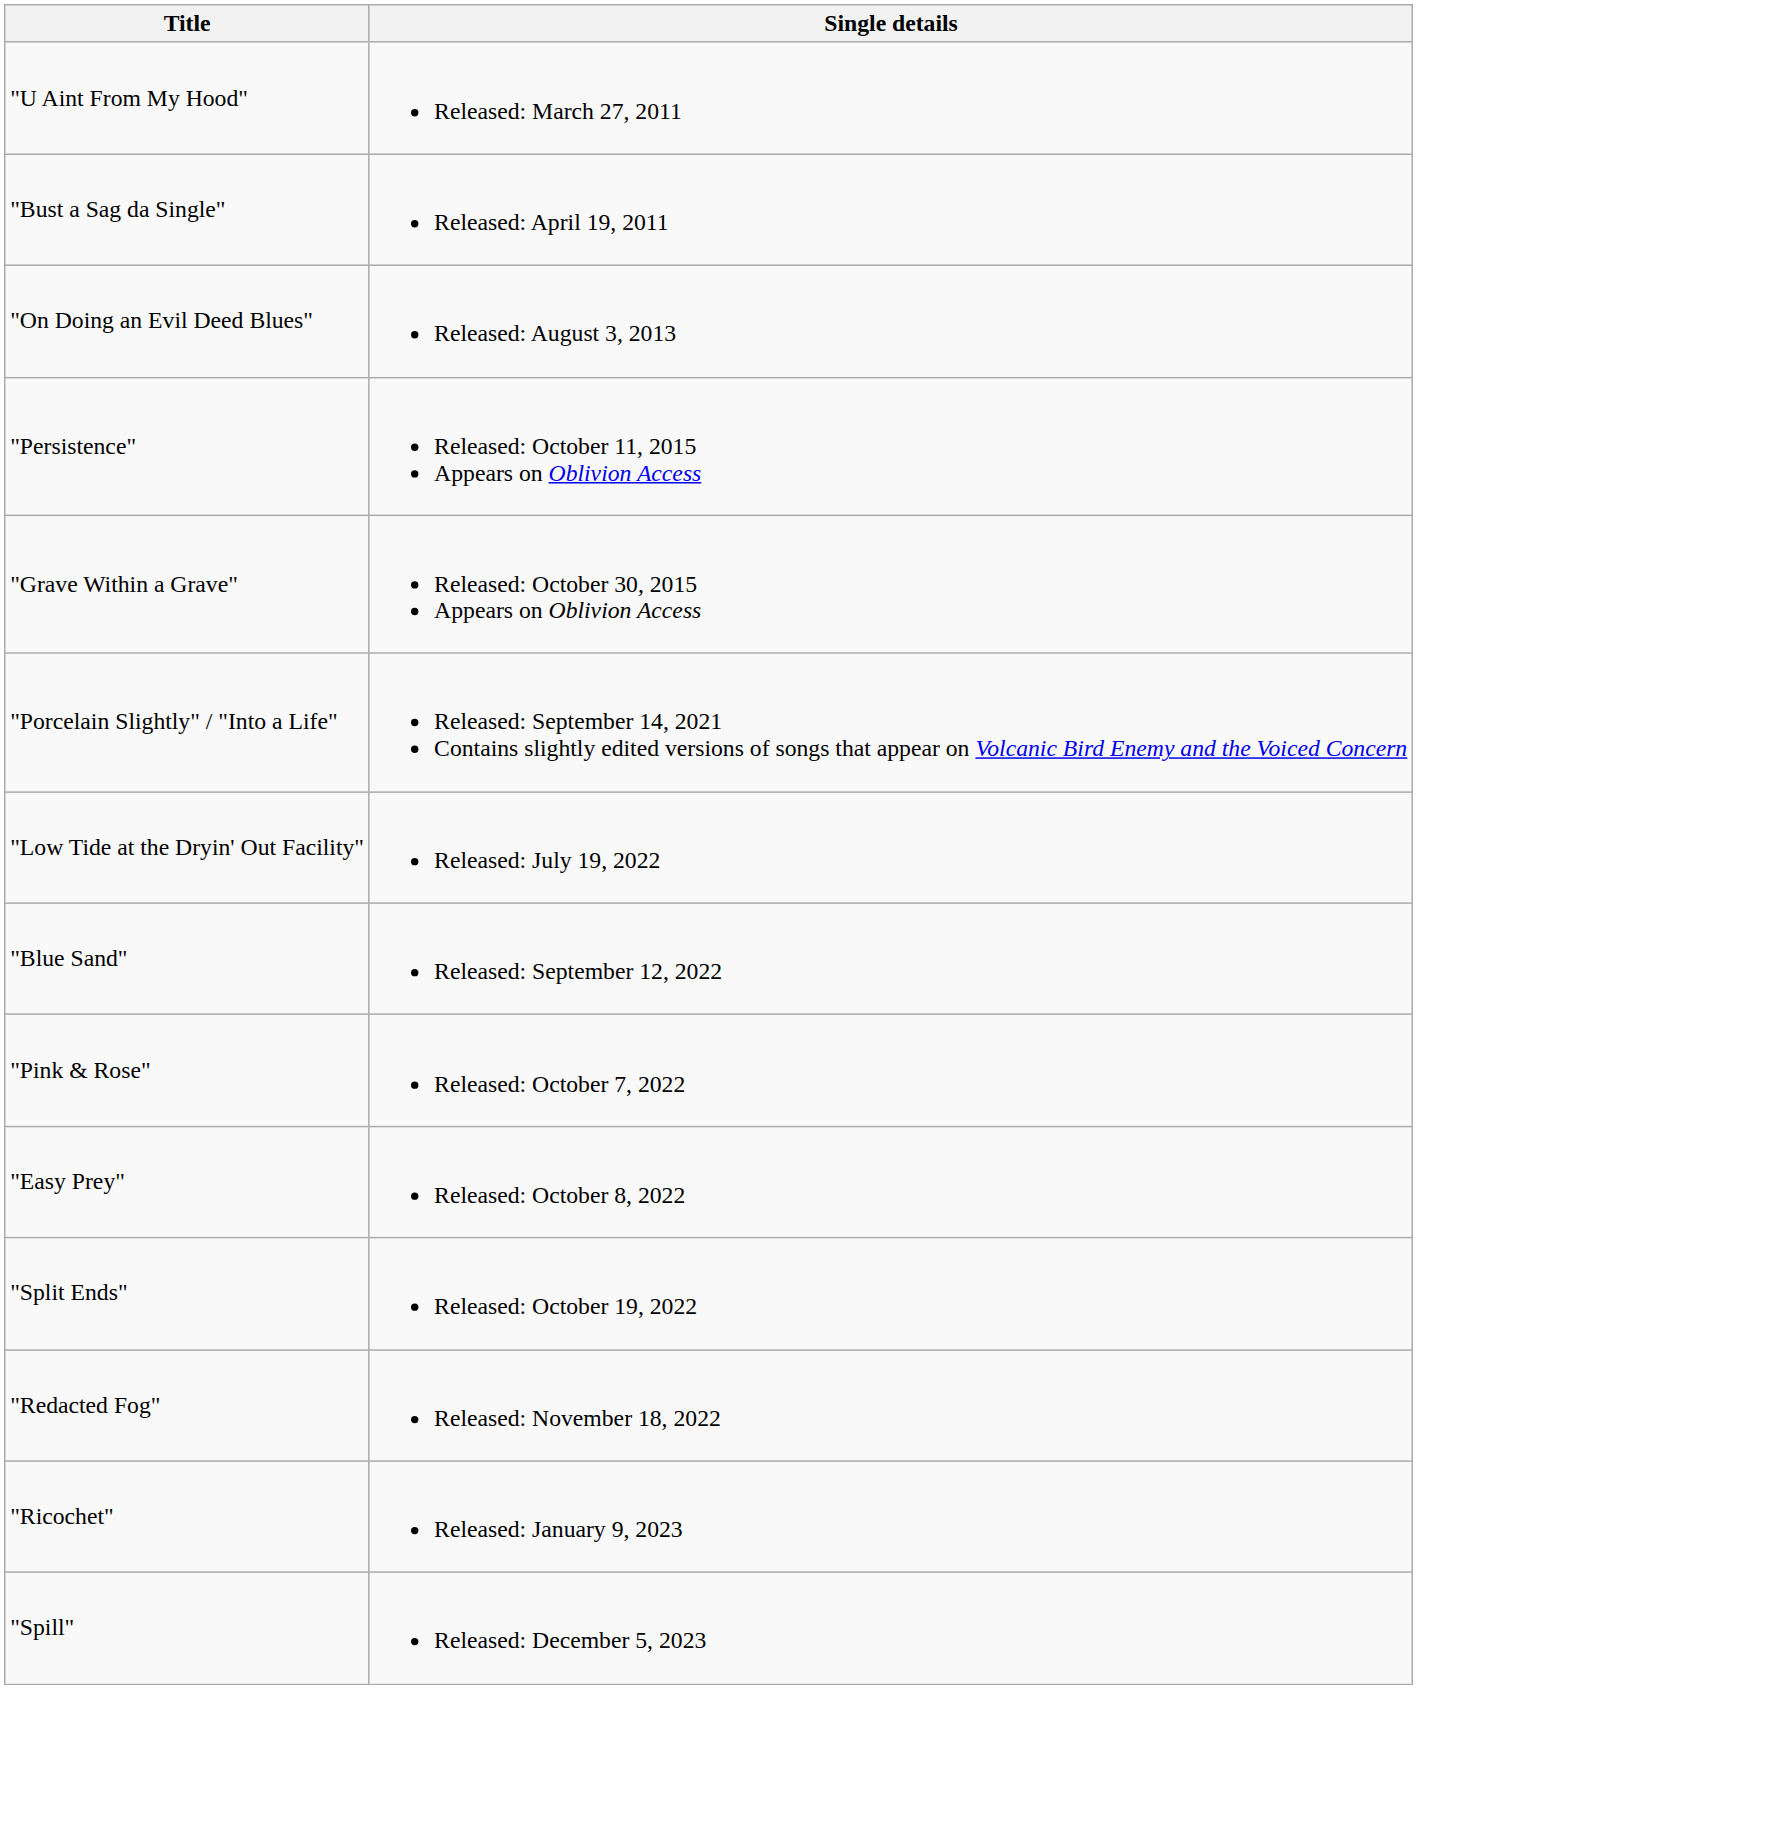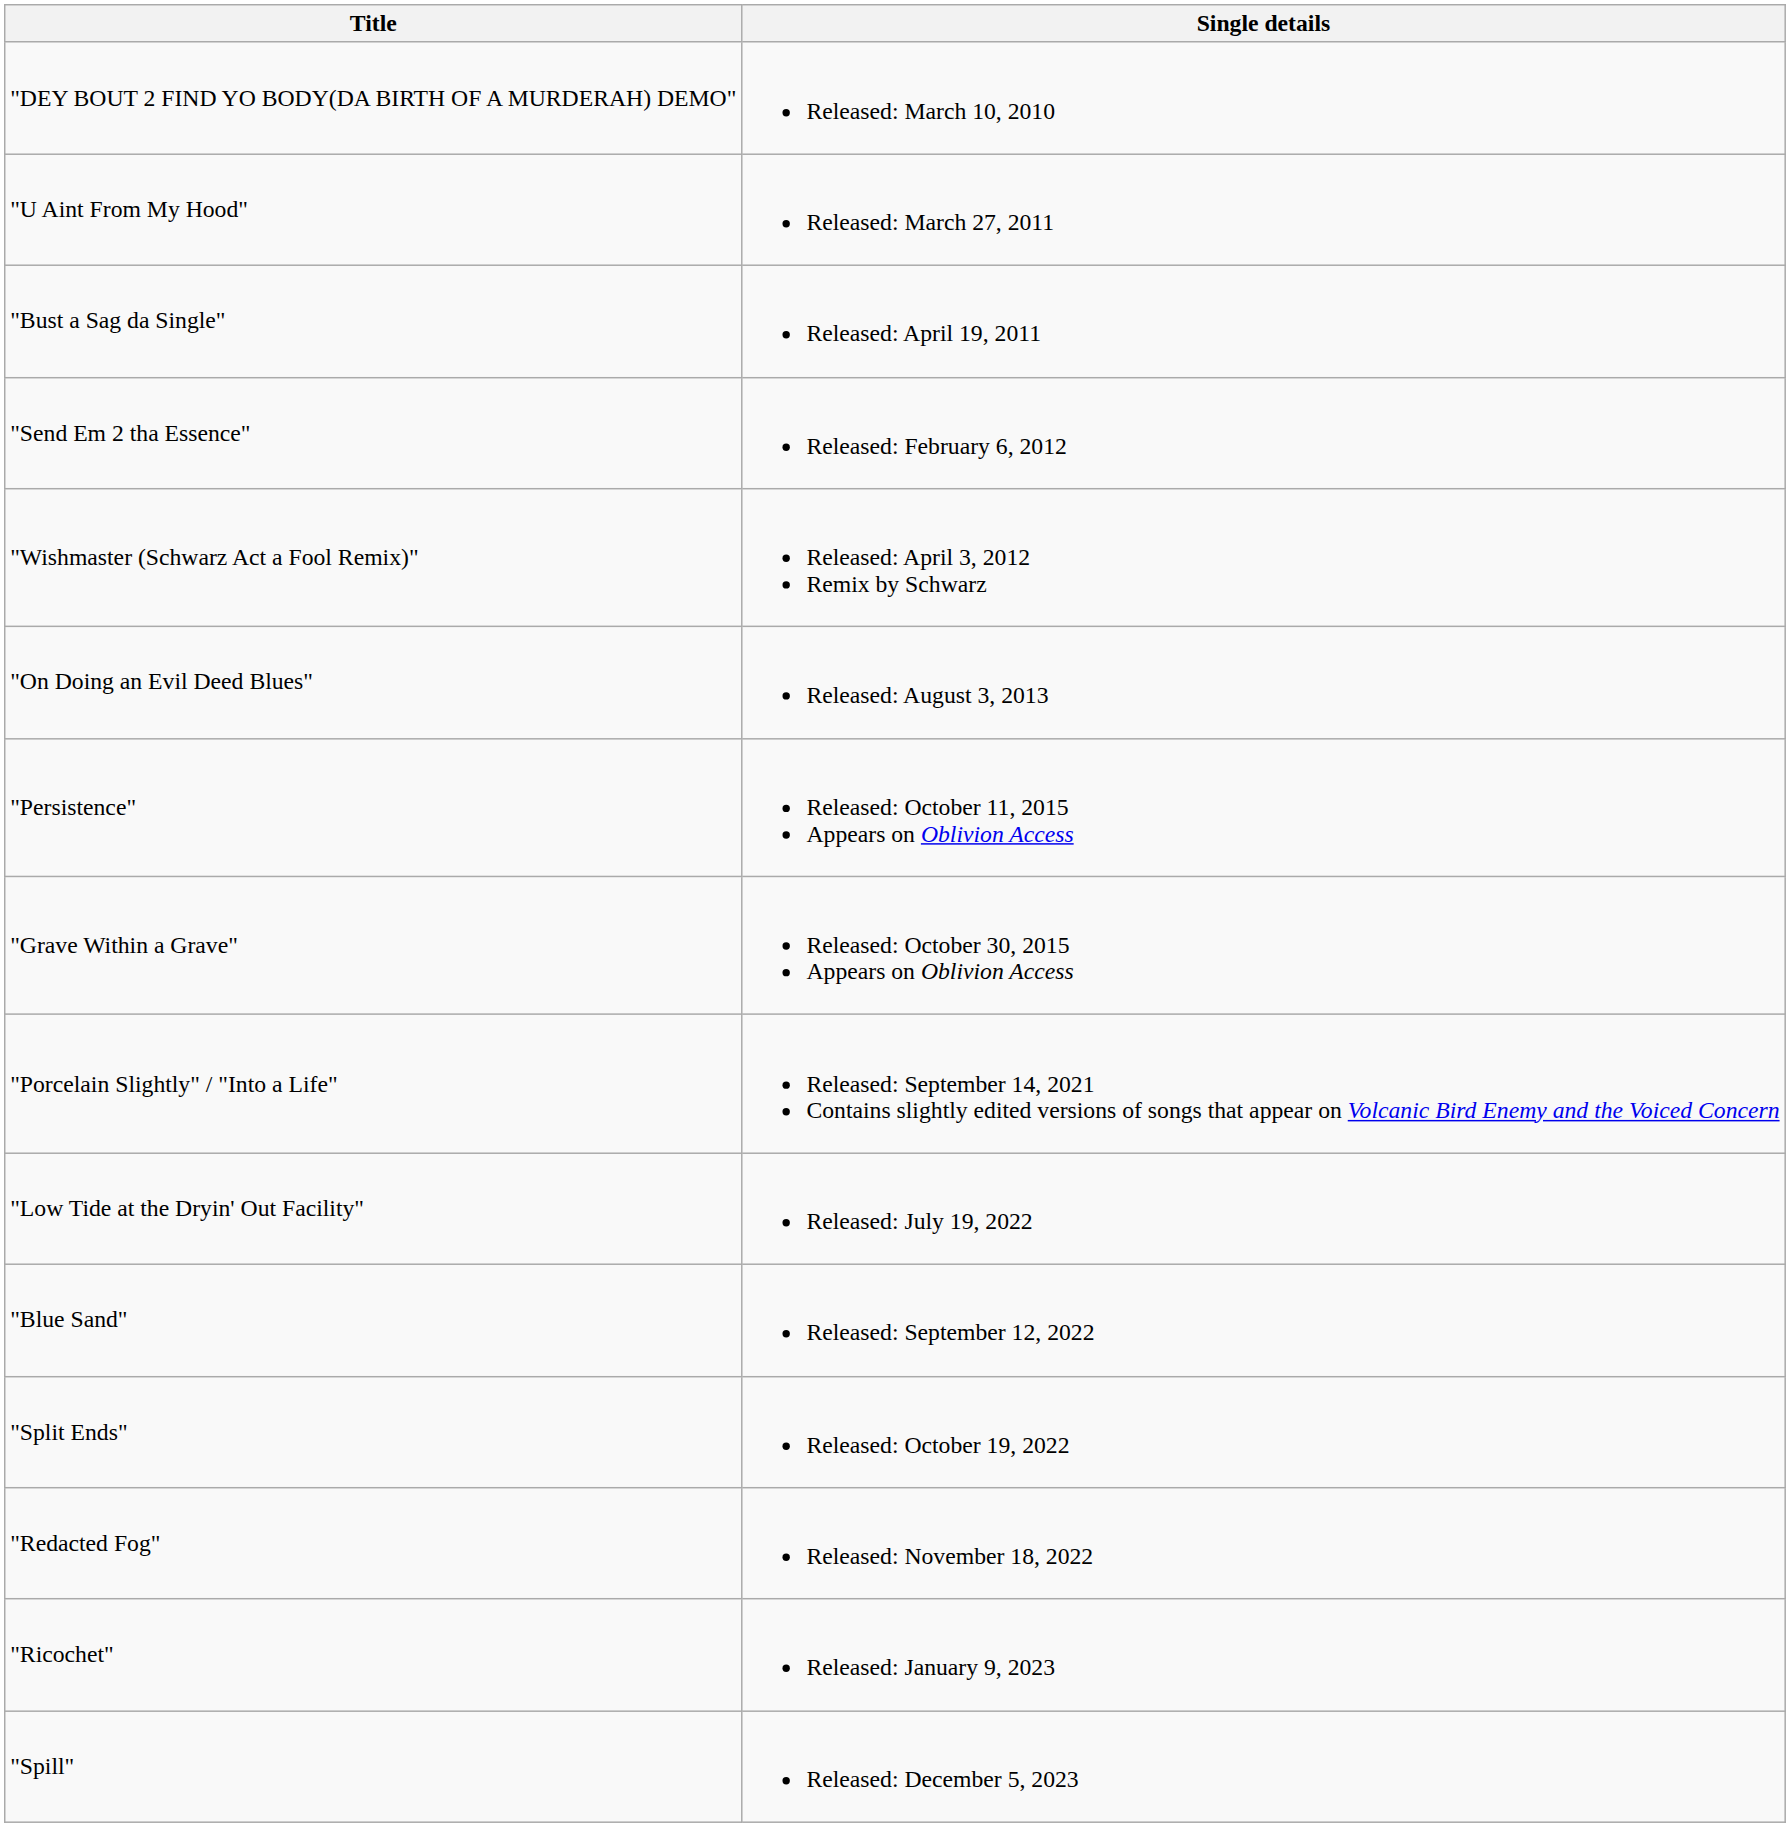+ row: (373, 97)
+ row: (130, 432)
+ row: (214, 557)
- row: (80, 1070)
- row: (68, 1181)
